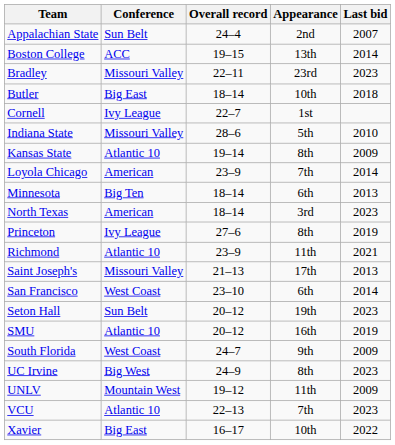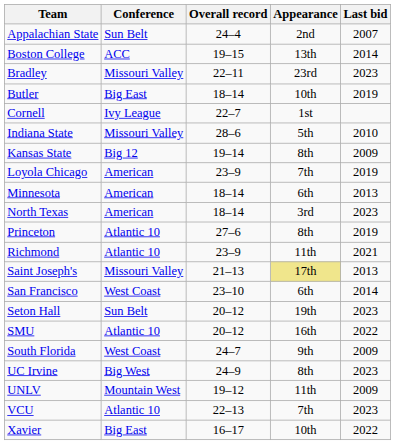(366, 93) 2018 -> (366, 93) 2019
(132, 152) Atlantic 10 -> (121, 152) Big 12
(366, 172) 2014 -> (366, 172) 2019
(124, 192) Big Ten -> (129, 192) American
(132, 232) Ivy League -> (132, 232) Atlantic 10
(305, 271) no background -> (305, 271) khaki background
(366, 331) 2019 -> (366, 331) 2022
